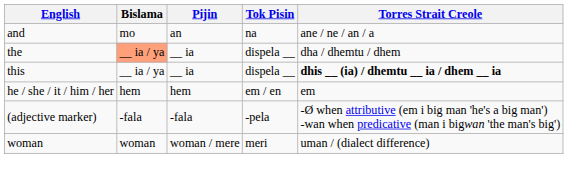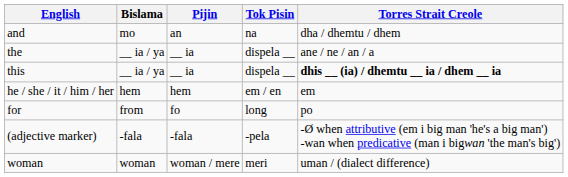(337, 33) ane / ne / an / a -> (350, 33) dha / dhemtu / dhem
(142, 52) lightsalmon background -> (142, 52) no background
(350, 52) dha / dhemtu / dhem -> (337, 52) ane / ne / an / a
+ row: (14, 110)
